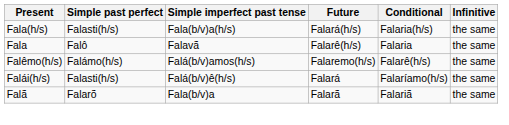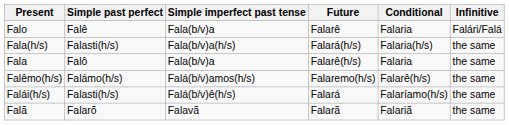+ row: (17, 29)
(183, 45) Falavã -> (191, 62) Fala(b/v)a
(191, 95) Fala(b/v)a -> (183, 111) Falavã
